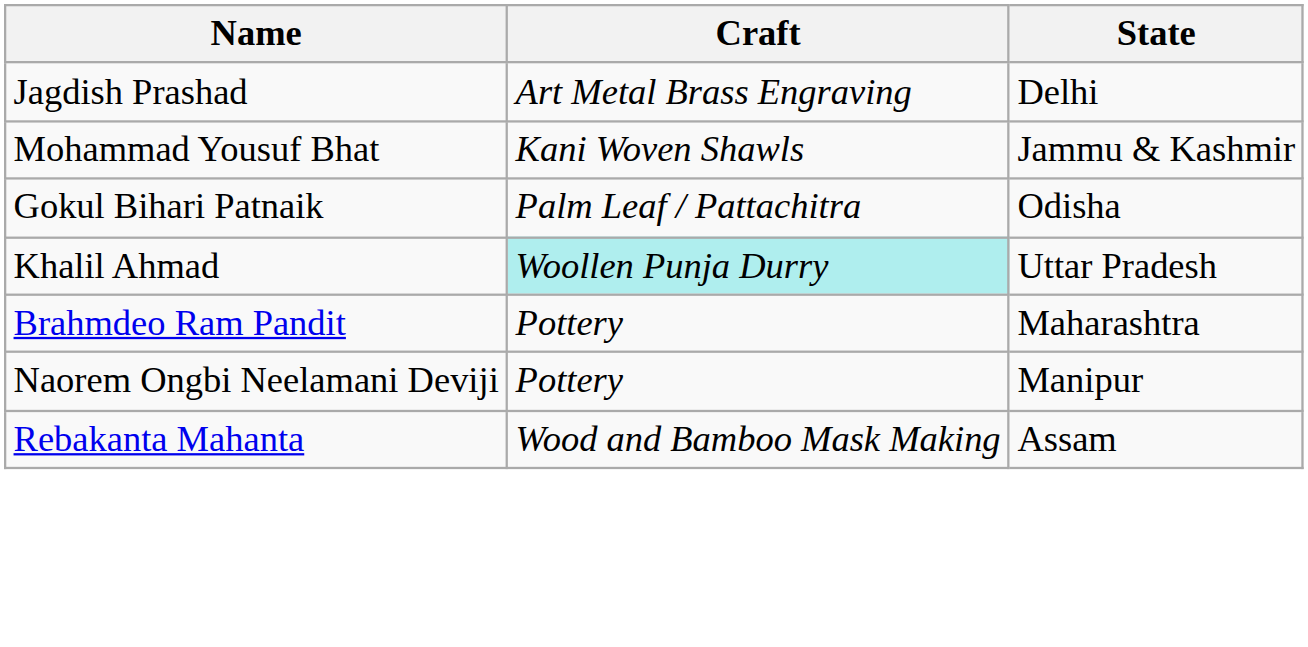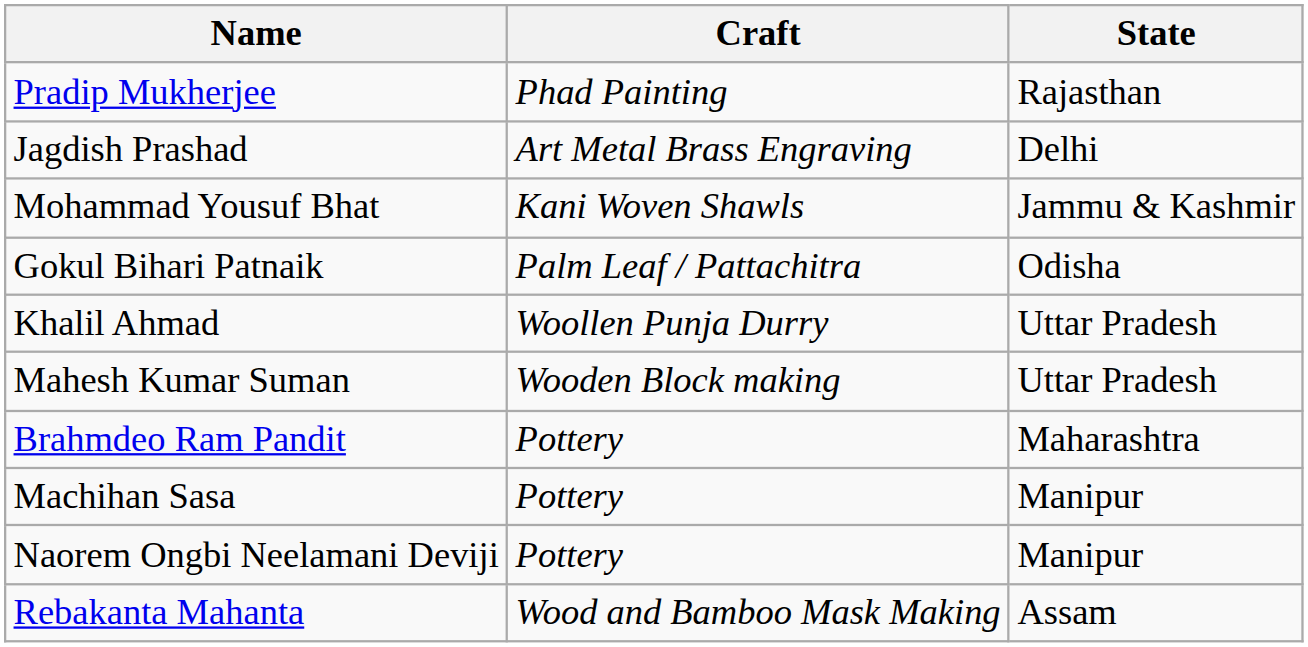+ row: (145, 91)
(672, 264) paleturquoise background -> (672, 322) no background
+ row: (182, 380)
+ row: (124, 496)
